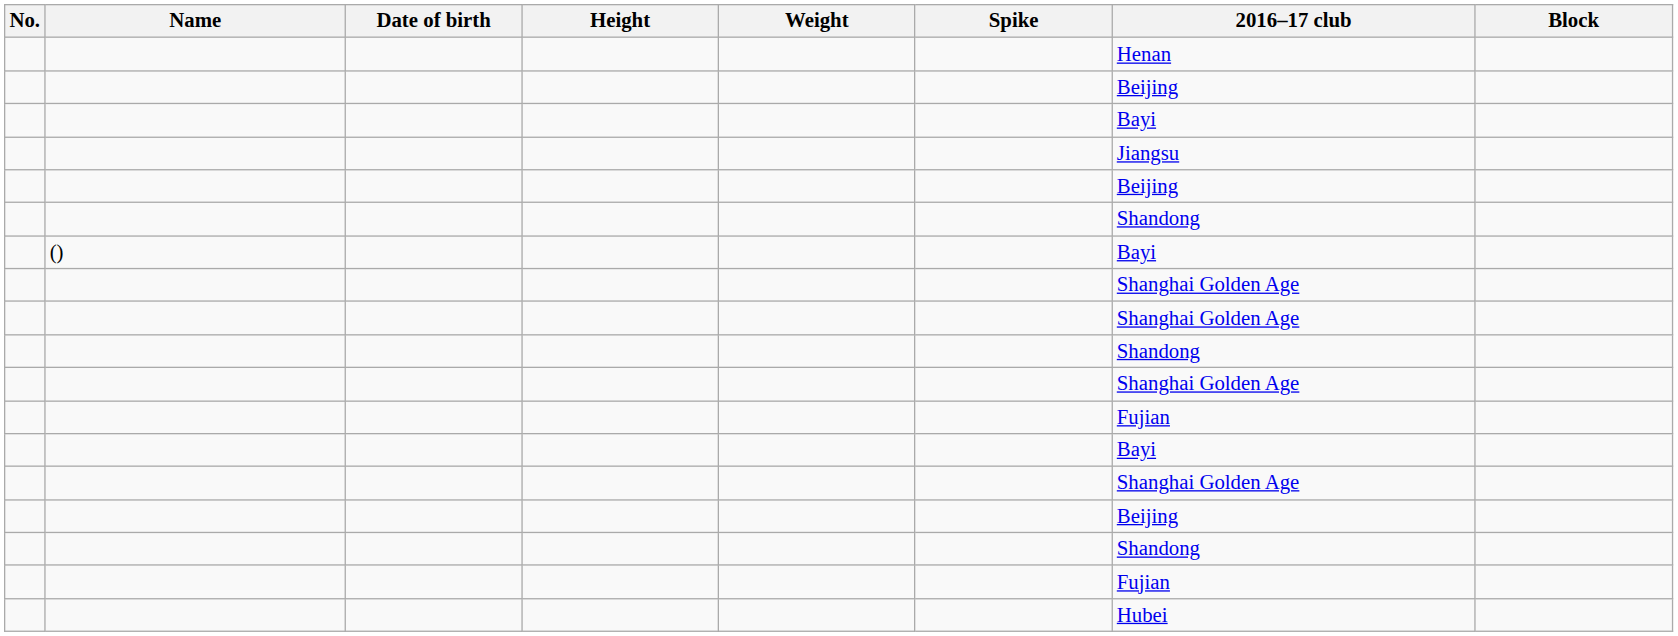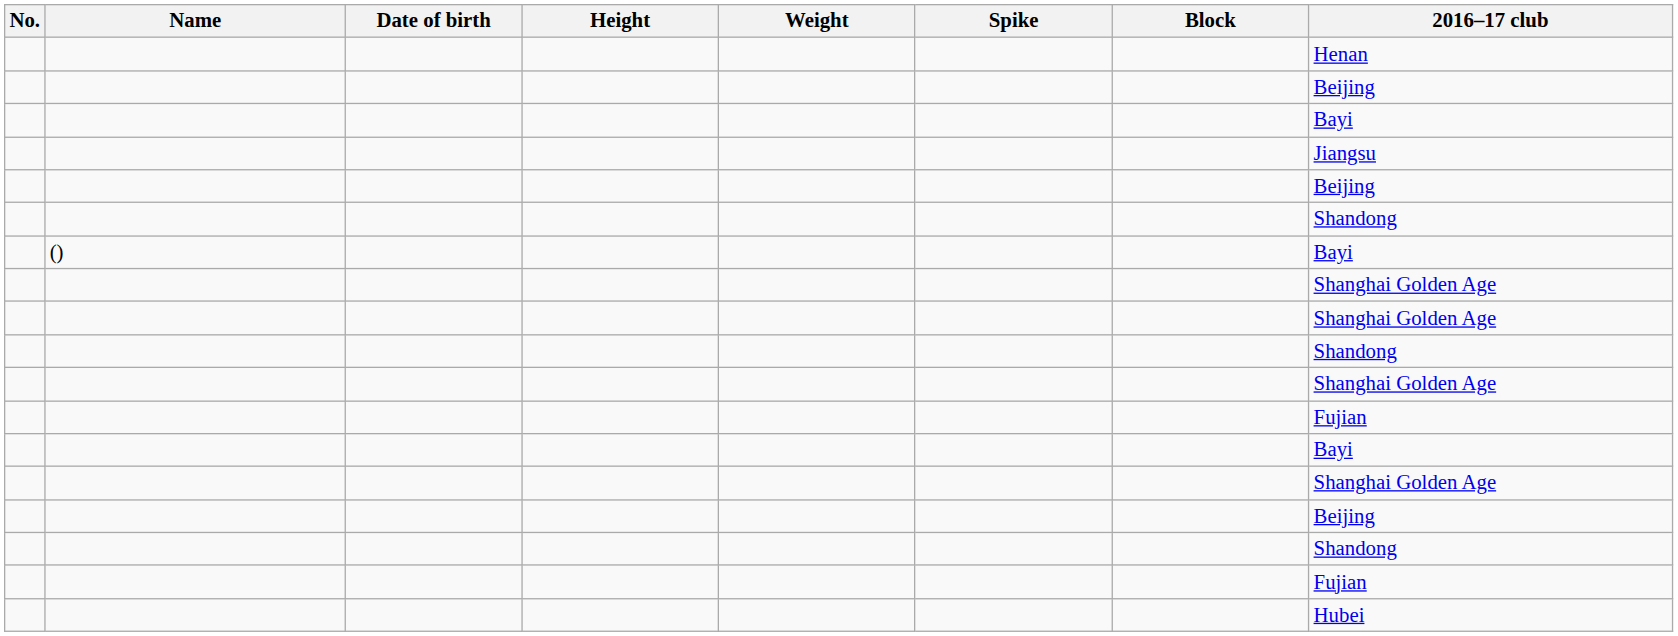columns swapped: (1574, 20) <-> (1294, 20)
